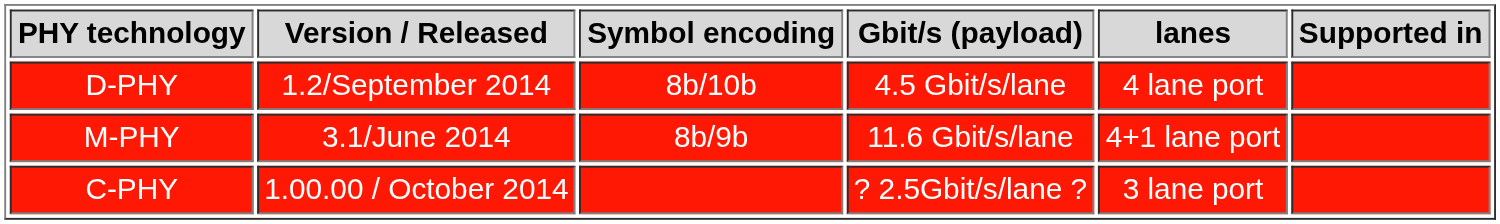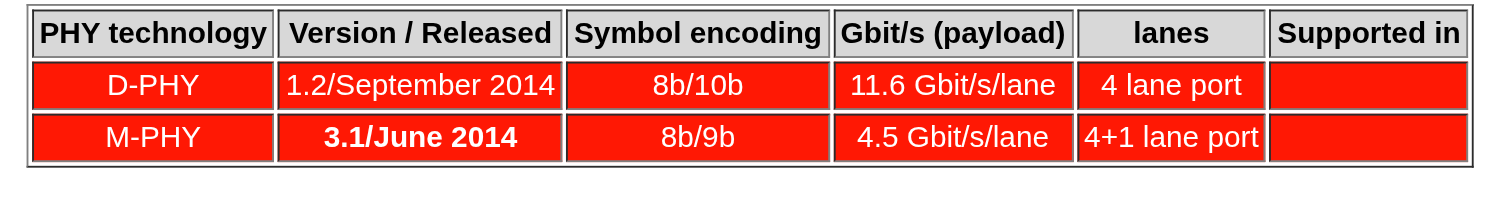(970, 85) 4.5 Gbit/s/lane -> (953, 85) 11.6 Gbit/s/lane
(416, 137) normal -> (421, 137) bold
(970, 137) 11.6 Gbit/s/lane -> (953, 137) 4.5 Gbit/s/lane
- row: (132, 189)
